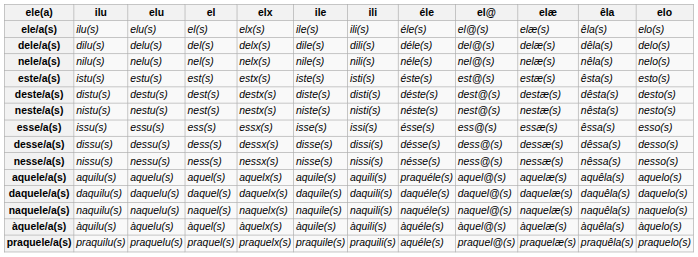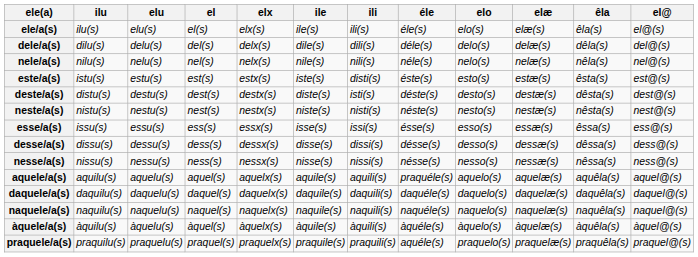columns swapped: (486, 12) <-> (665, 12)
(362, 78) isti(s) -> (365, 78) disti(s)
(365, 95) disti(s) -> (362, 95) isti(s)
